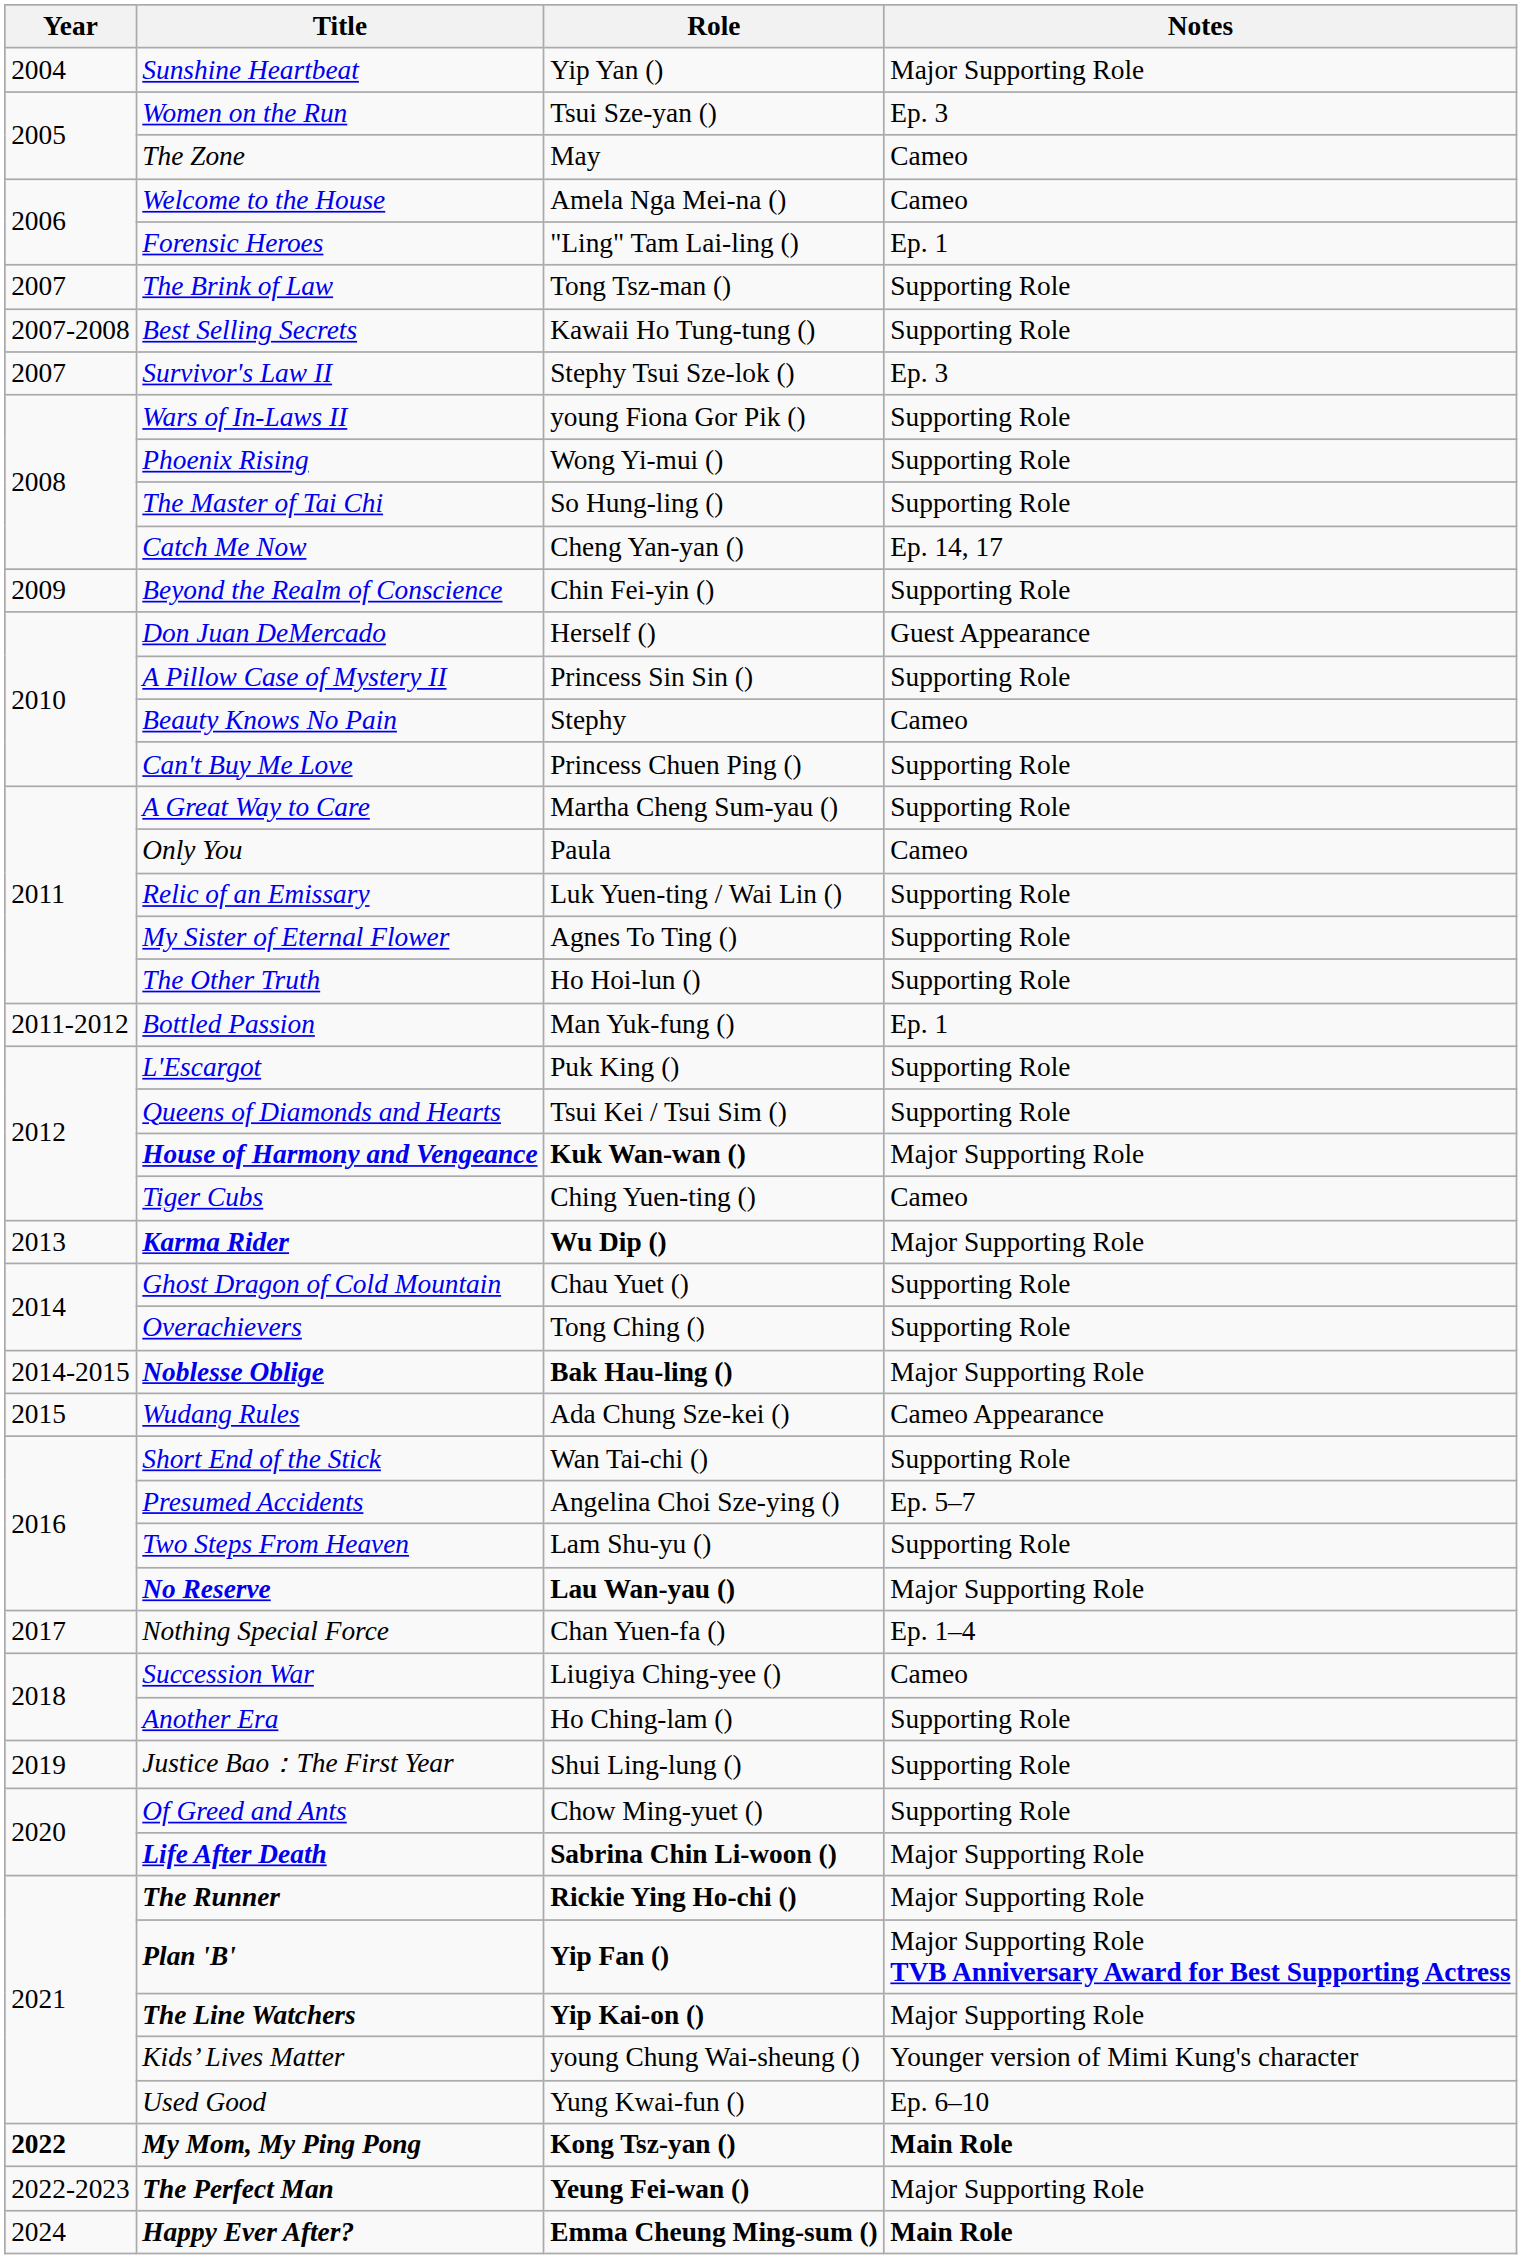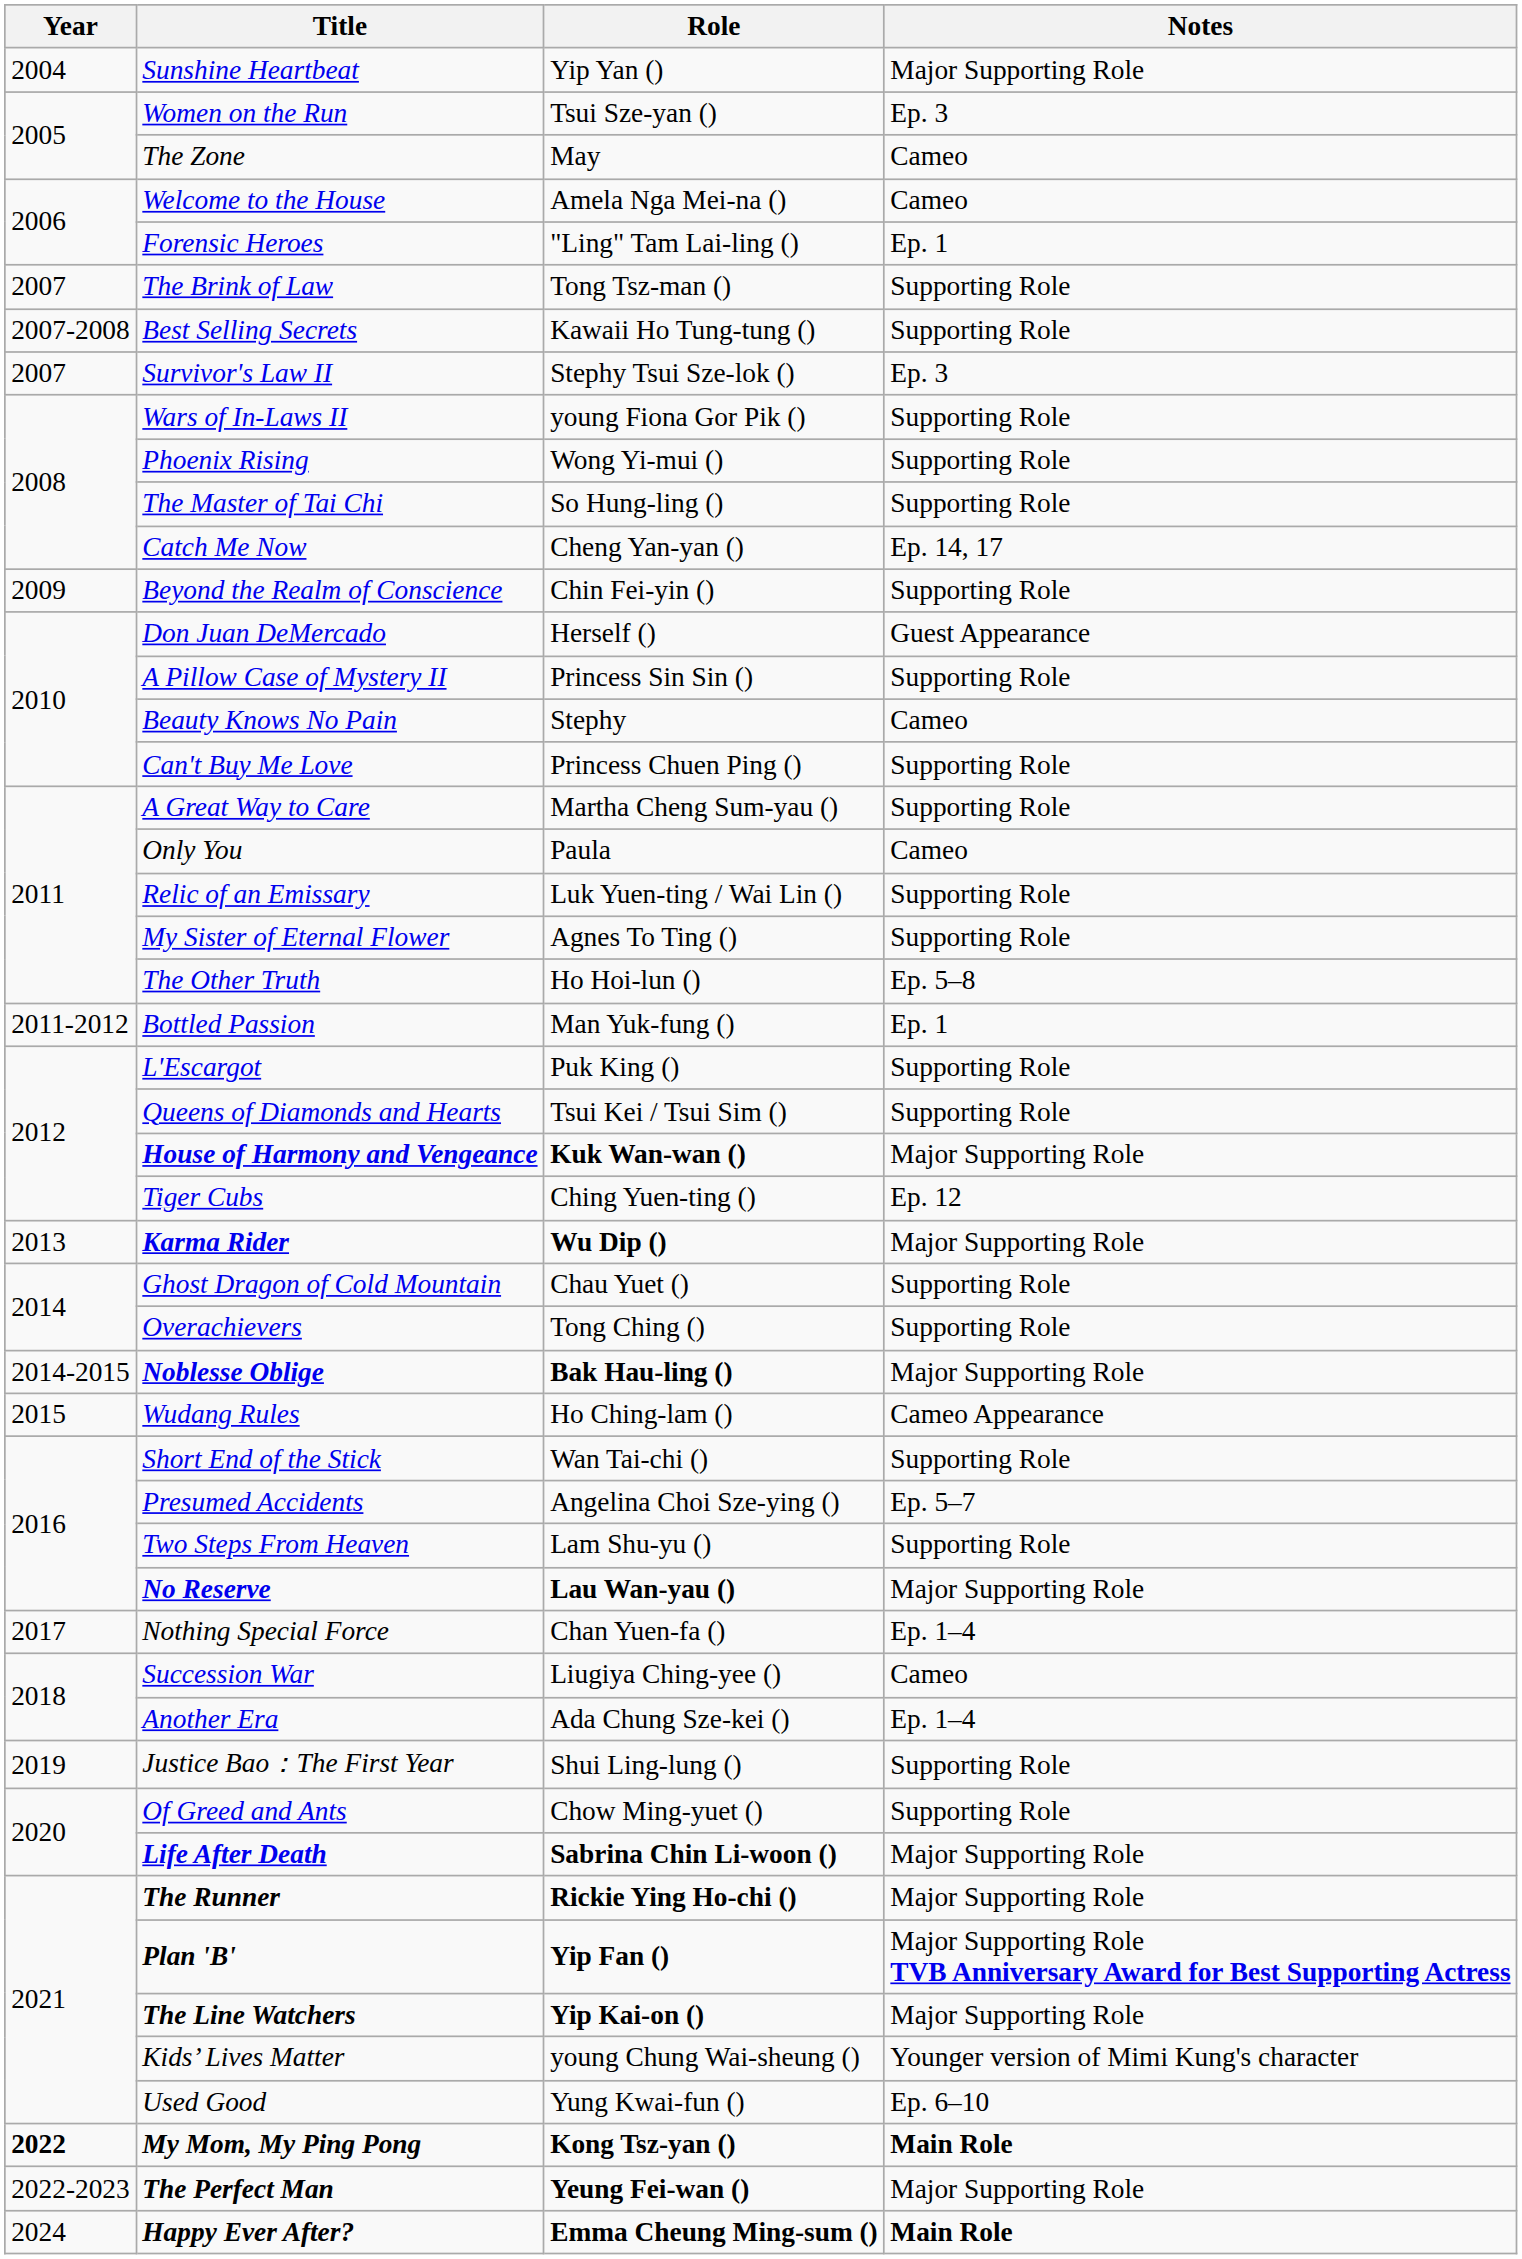(980, 980) Supporting Role -> (933, 980) Ep. 5–8
(929, 1197) Cameo -> (926, 1197) Ep. 12
(670, 1414) Ada Chung Sze-kei () -> (641, 1414) Ho Ching-lam ()
(641, 1718) Ho Ching-lam () -> (670, 1718) Ada Chung Sze-kei ()
(980, 1718) Supporting Role -> (933, 1718) Ep. 1–4
